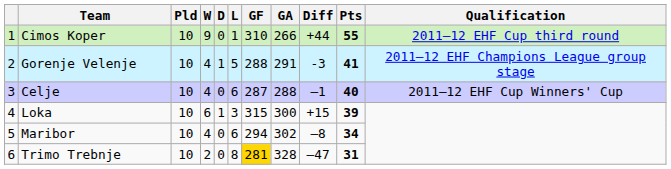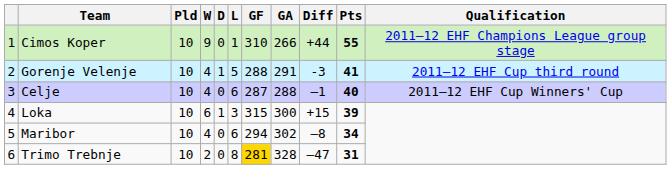(516, 36) 2011–12 EHF Cup third round -> (516, 43) 2011–12 EHF Champions League group stage
(516, 64) 2011–12 EHF Champions League group stage -> (516, 71) 2011–12 EHF Cup third round
